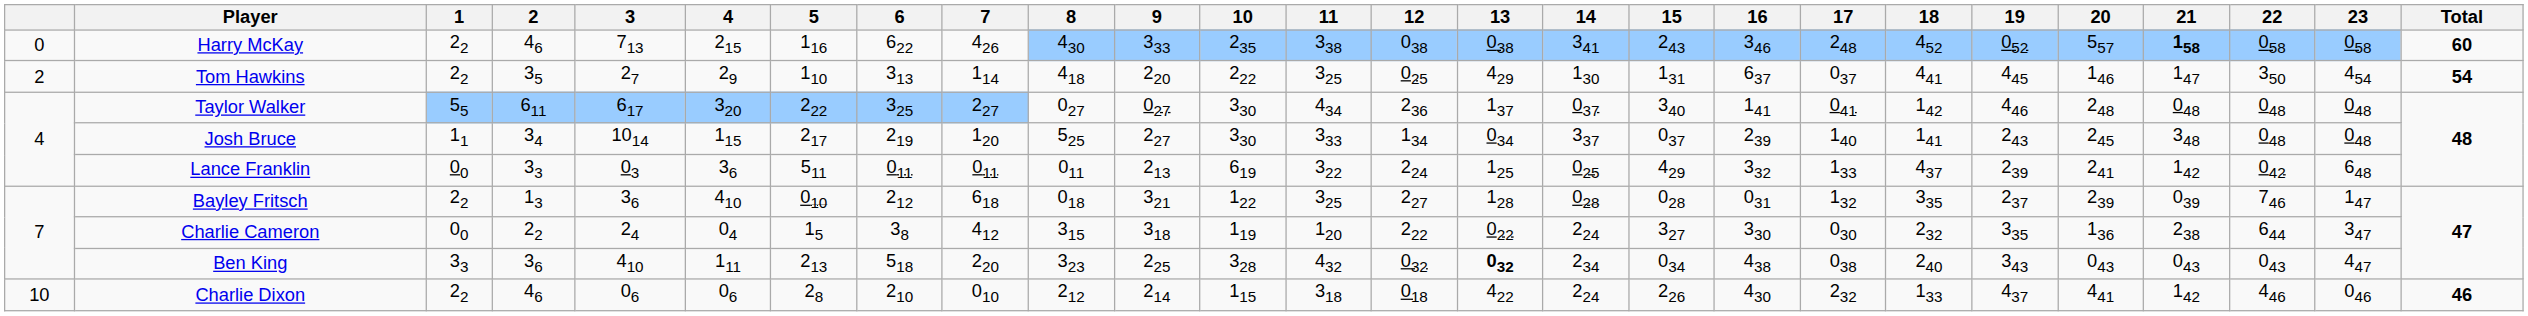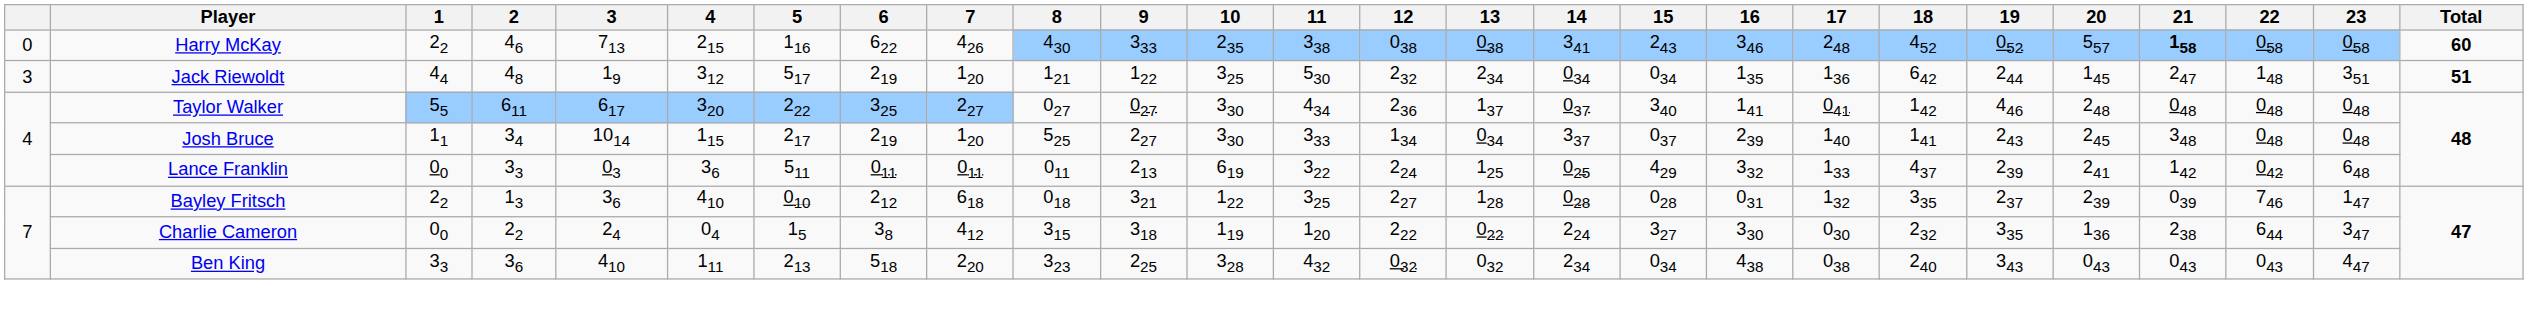- row: (250, 76)
+ row: (228, 76)
(1500, 263) bold -> (1490, 263) normal
- row: (250, 295)
